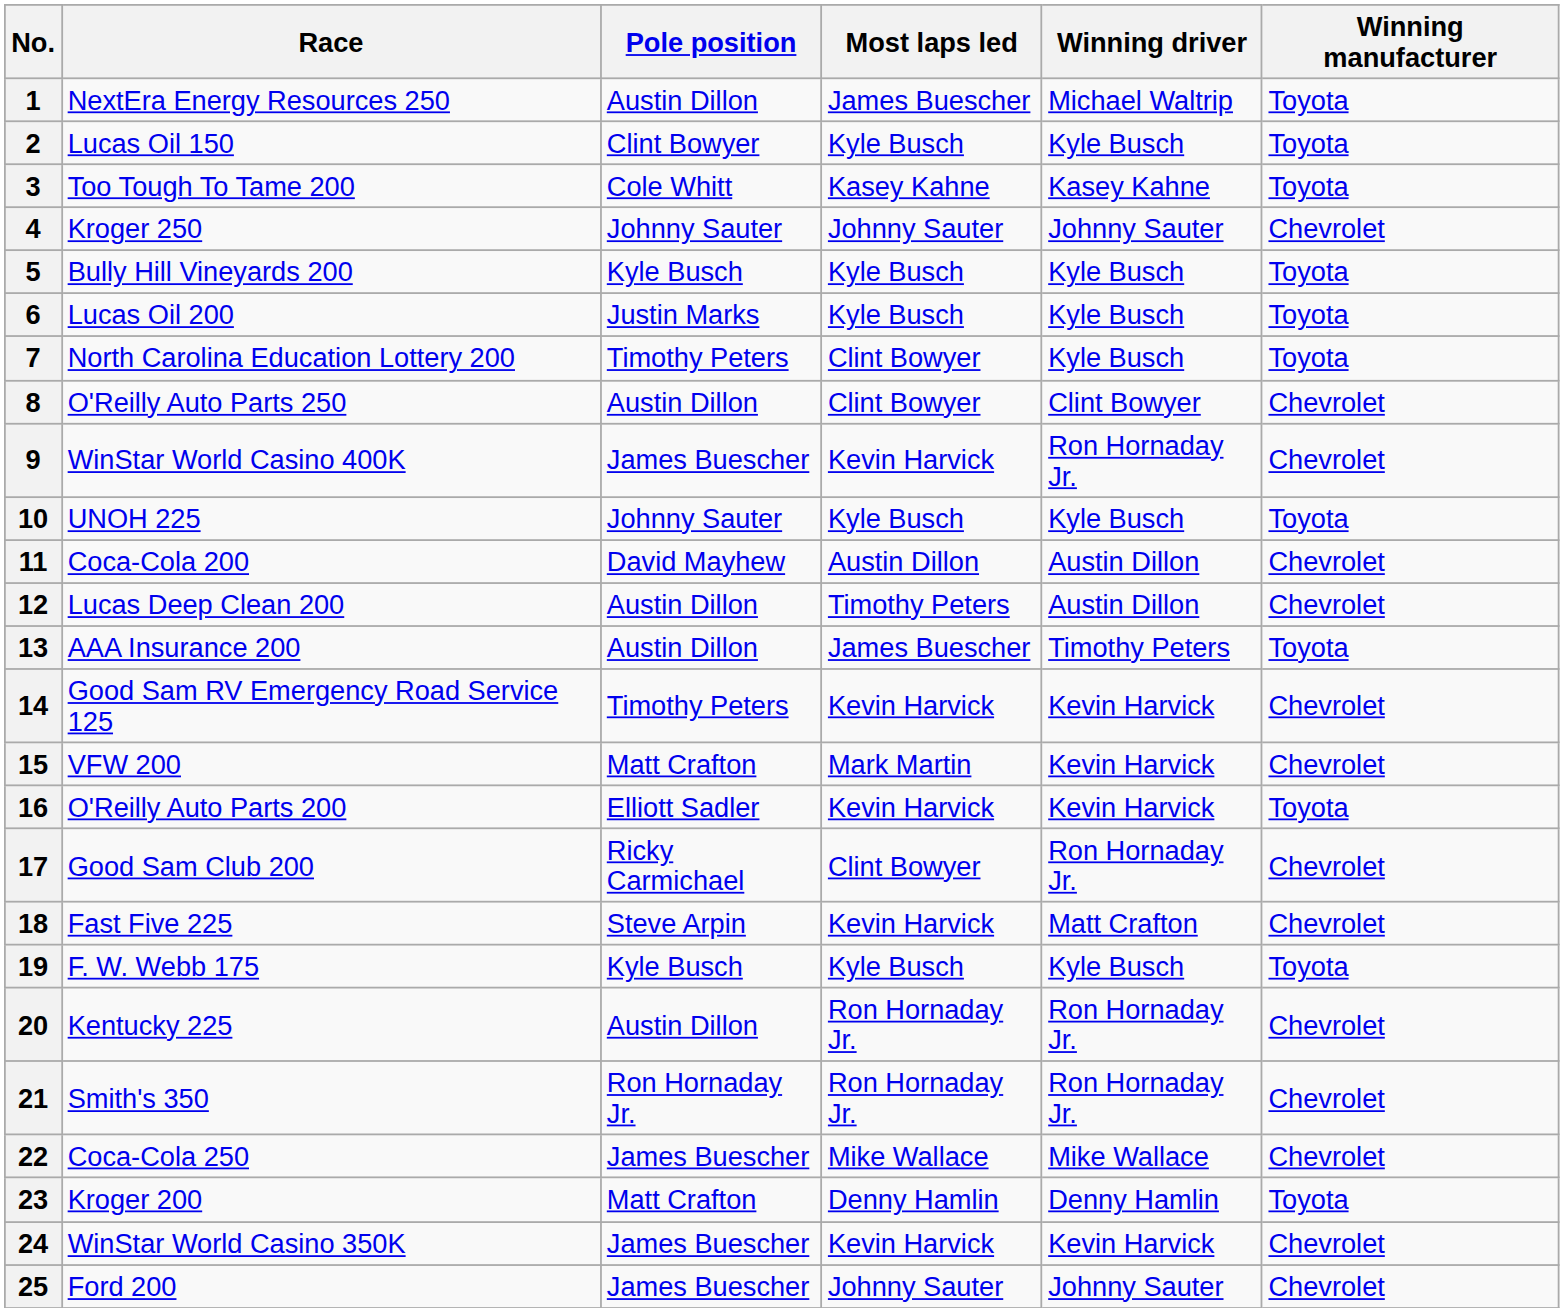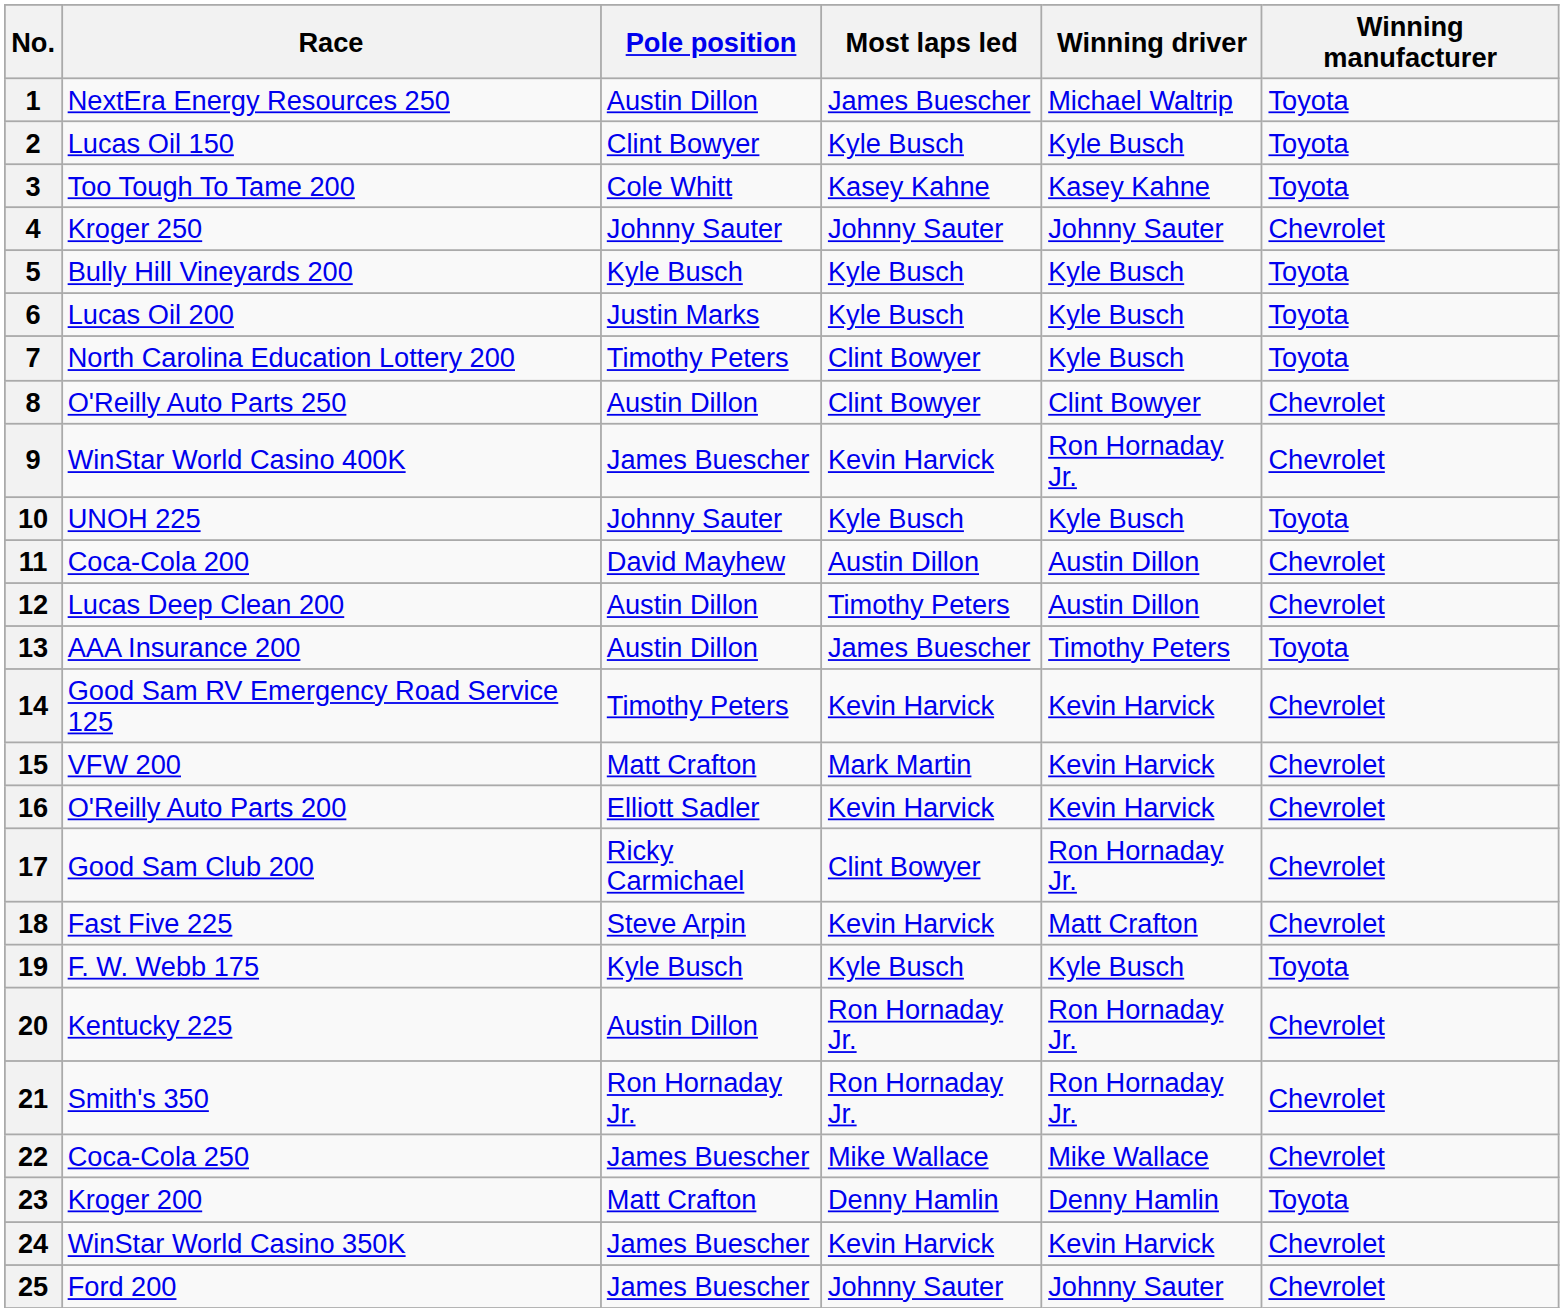(1309, 807) Toyota -> (1327, 807) Chevrolet
